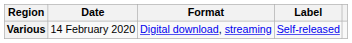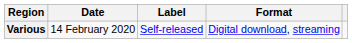columns swapped: (206, 13) <-> (308, 13)
